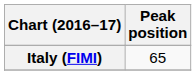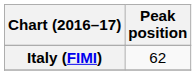(158, 57) 65 -> (158, 57) 62
